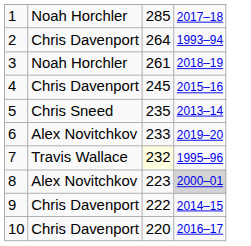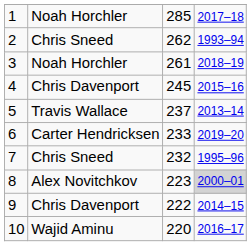(85, 39) Chris Davenport -> (72, 39) Chris Sneed
(158, 39) 264 -> (179, 39) 262
(72, 110) Chris Sneed -> (80, 110) Travis Wallace
(158, 110) 235 -> (179, 110) 237
(84, 134) Alex Novitchkov -> (95, 134) Carter Hendricksen
(80, 157) Travis Wallace -> (72, 157) Chris Sneed
(158, 157) lightyellow background -> (179, 157) no background
(85, 228) Chris Davenport -> (72, 228) Wajid Aminu
